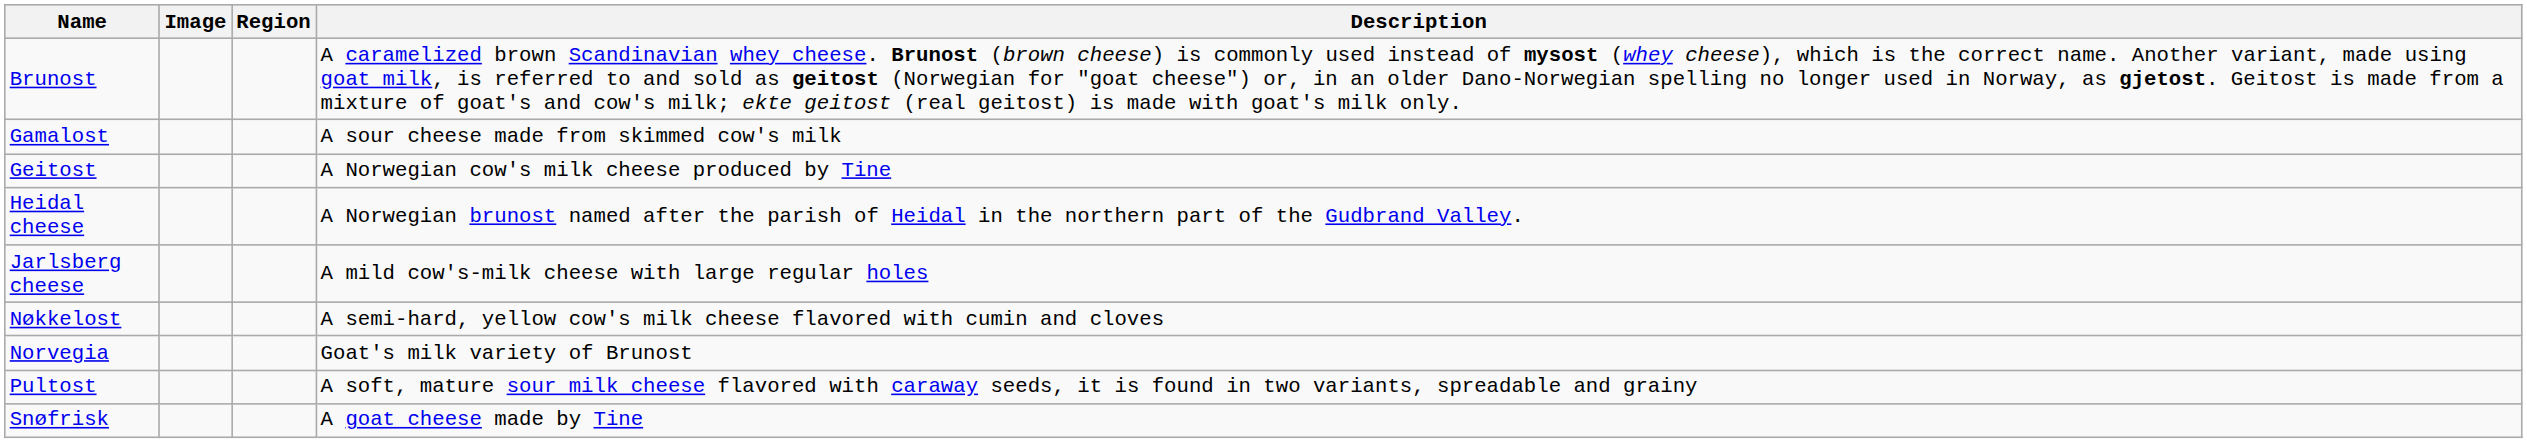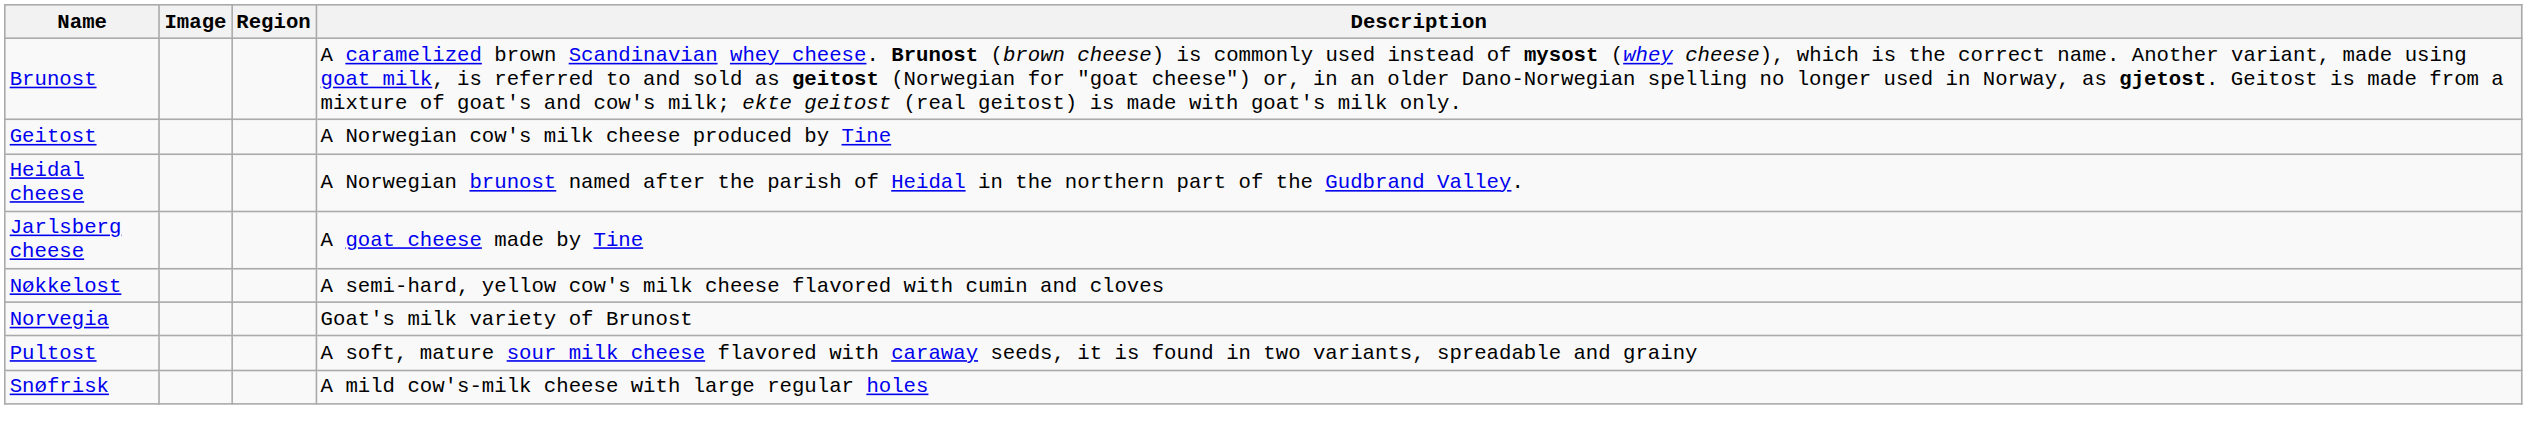- row: (59, 137)
(624, 274) A mild cow's-milk cheese with large regular holes -> (482, 240) A goat cheese made by Tine
(482, 420) A goat cheese made by Tine -> (624, 387) A mild cow's-milk cheese with large regular holes
